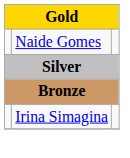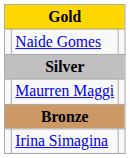+ row: (65, 91)
